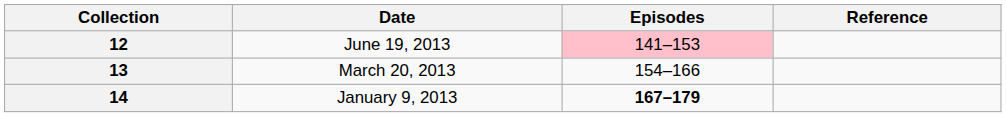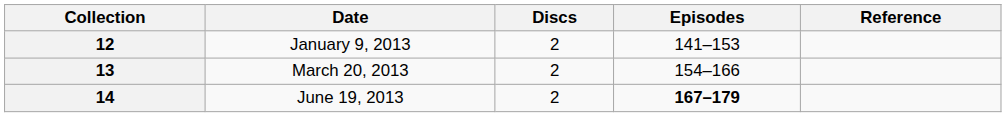+ column: (555, 17)
(397, 44) June 19, 2013 -> (350, 44) January 9, 2013
(667, 44) pink background -> (707, 44) no background
(397, 97) January 9, 2013 -> (350, 97) June 19, 2013
